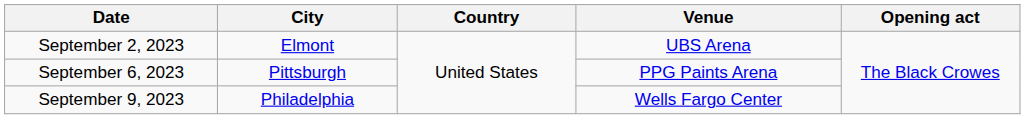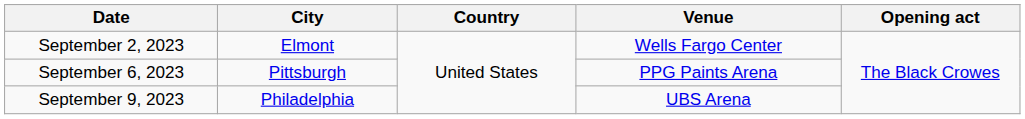(708, 45) UBS Arena -> (708, 45) Wells Fargo Center
(708, 99) Wells Fargo Center -> (708, 99) UBS Arena
